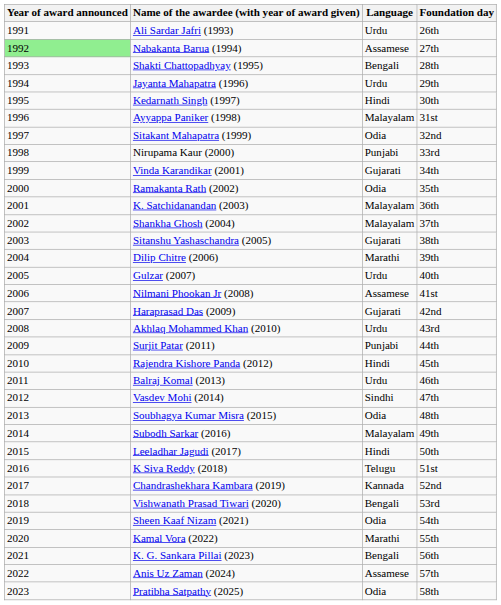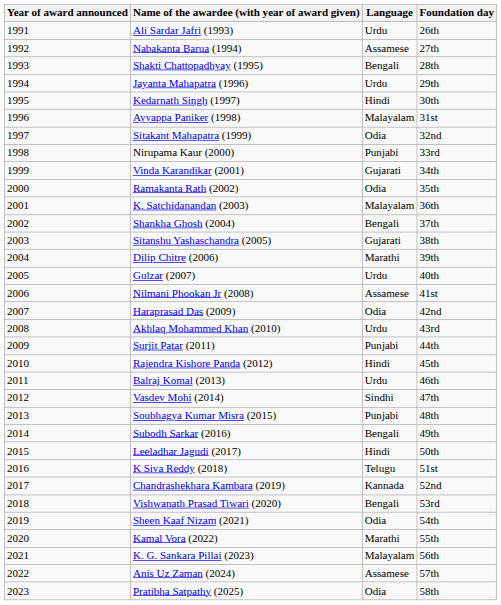(18, 48) lightgreen background -> (18, 48) no background
(390, 223) Malayalam -> (382, 223) Bengali
(383, 310) Gujarati -> (375, 310) Odia
(375, 415) Odia -> (382, 415) Punjabi
(390, 433) Malayalam -> (382, 433) Bengali
(382, 556) Bengali -> (390, 556) Malayalam
